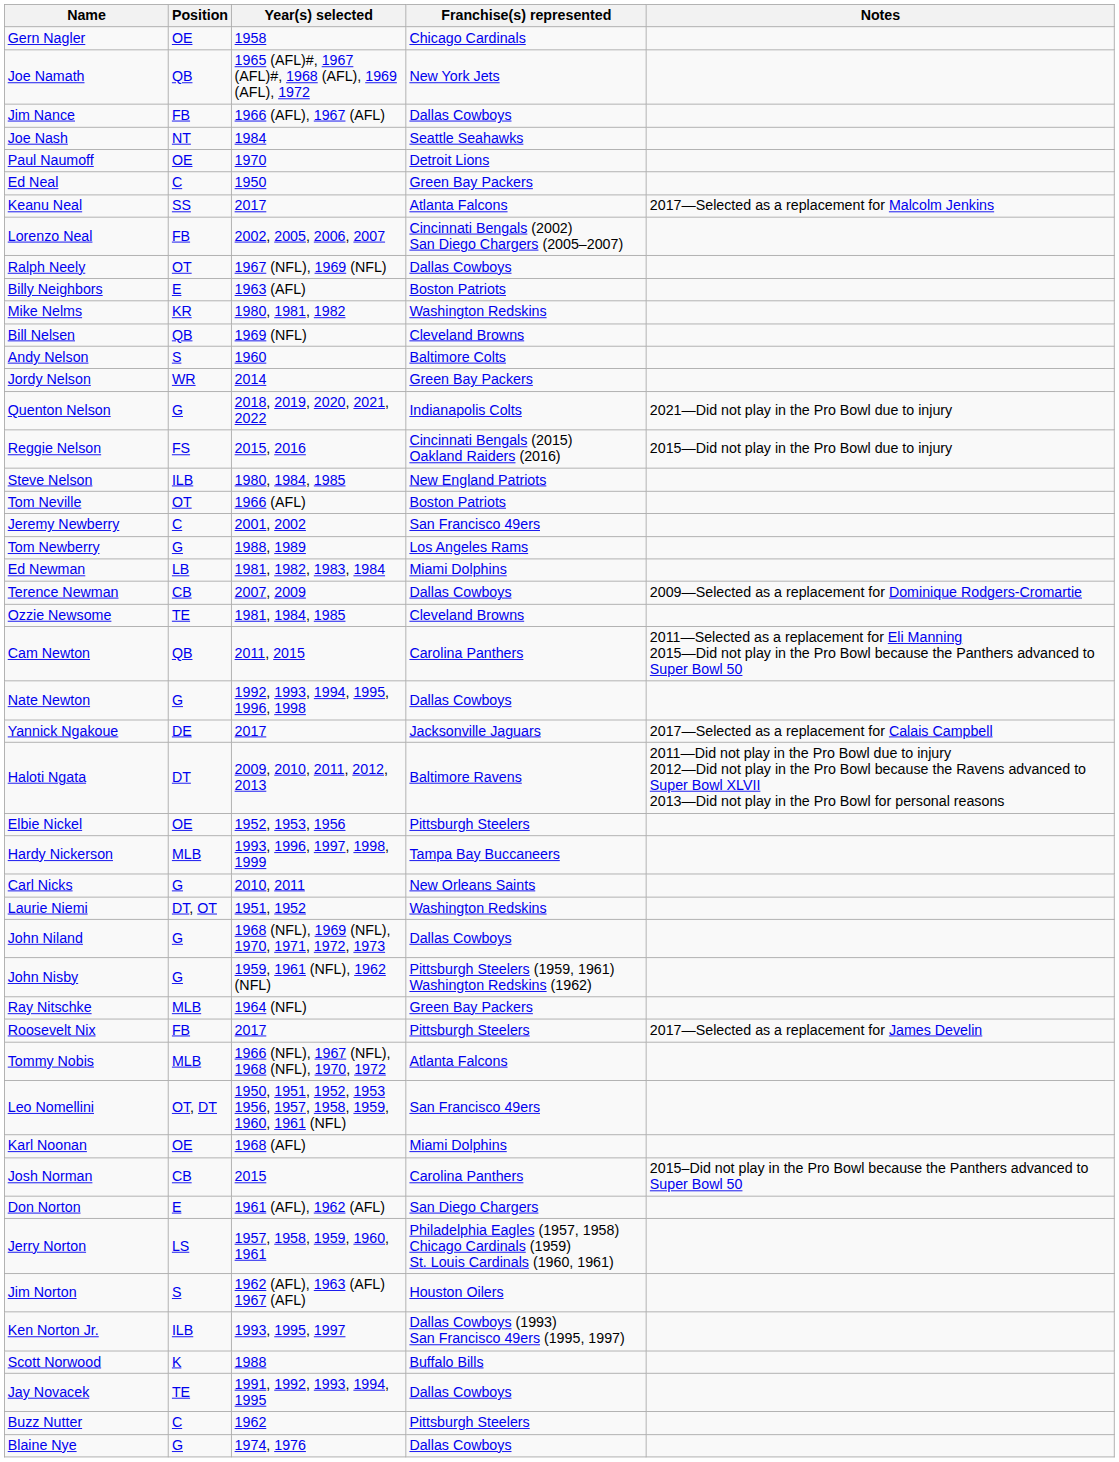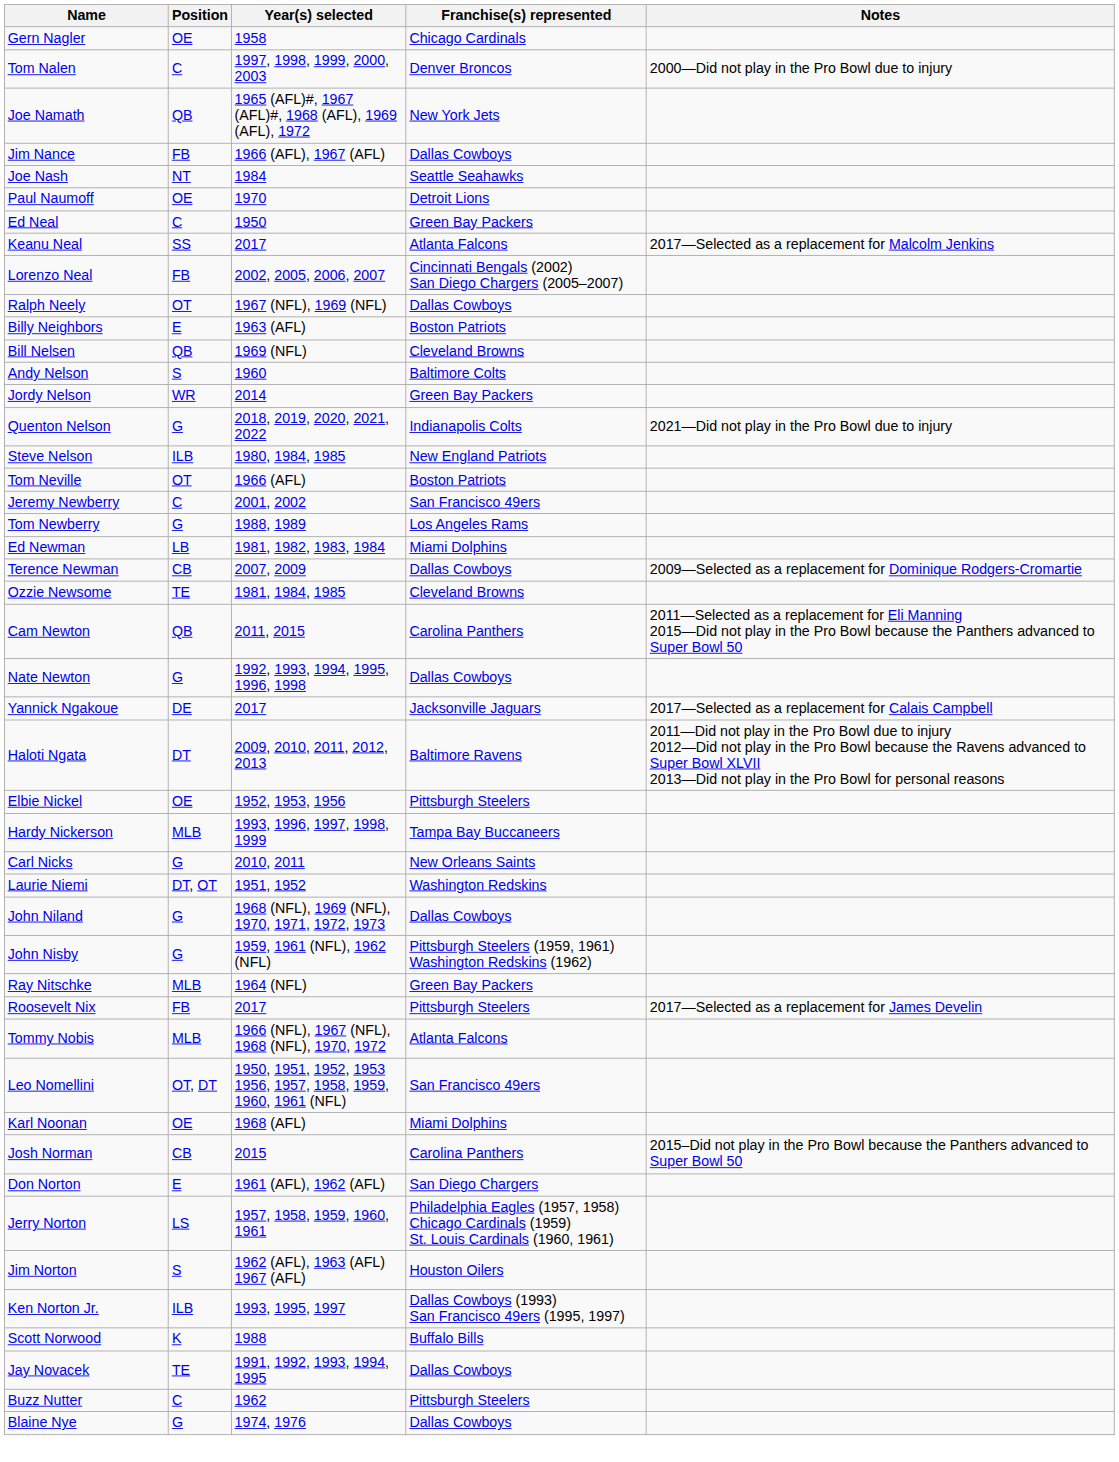+ row: (42, 68)
- row: (45, 312)
- row: (54, 449)
